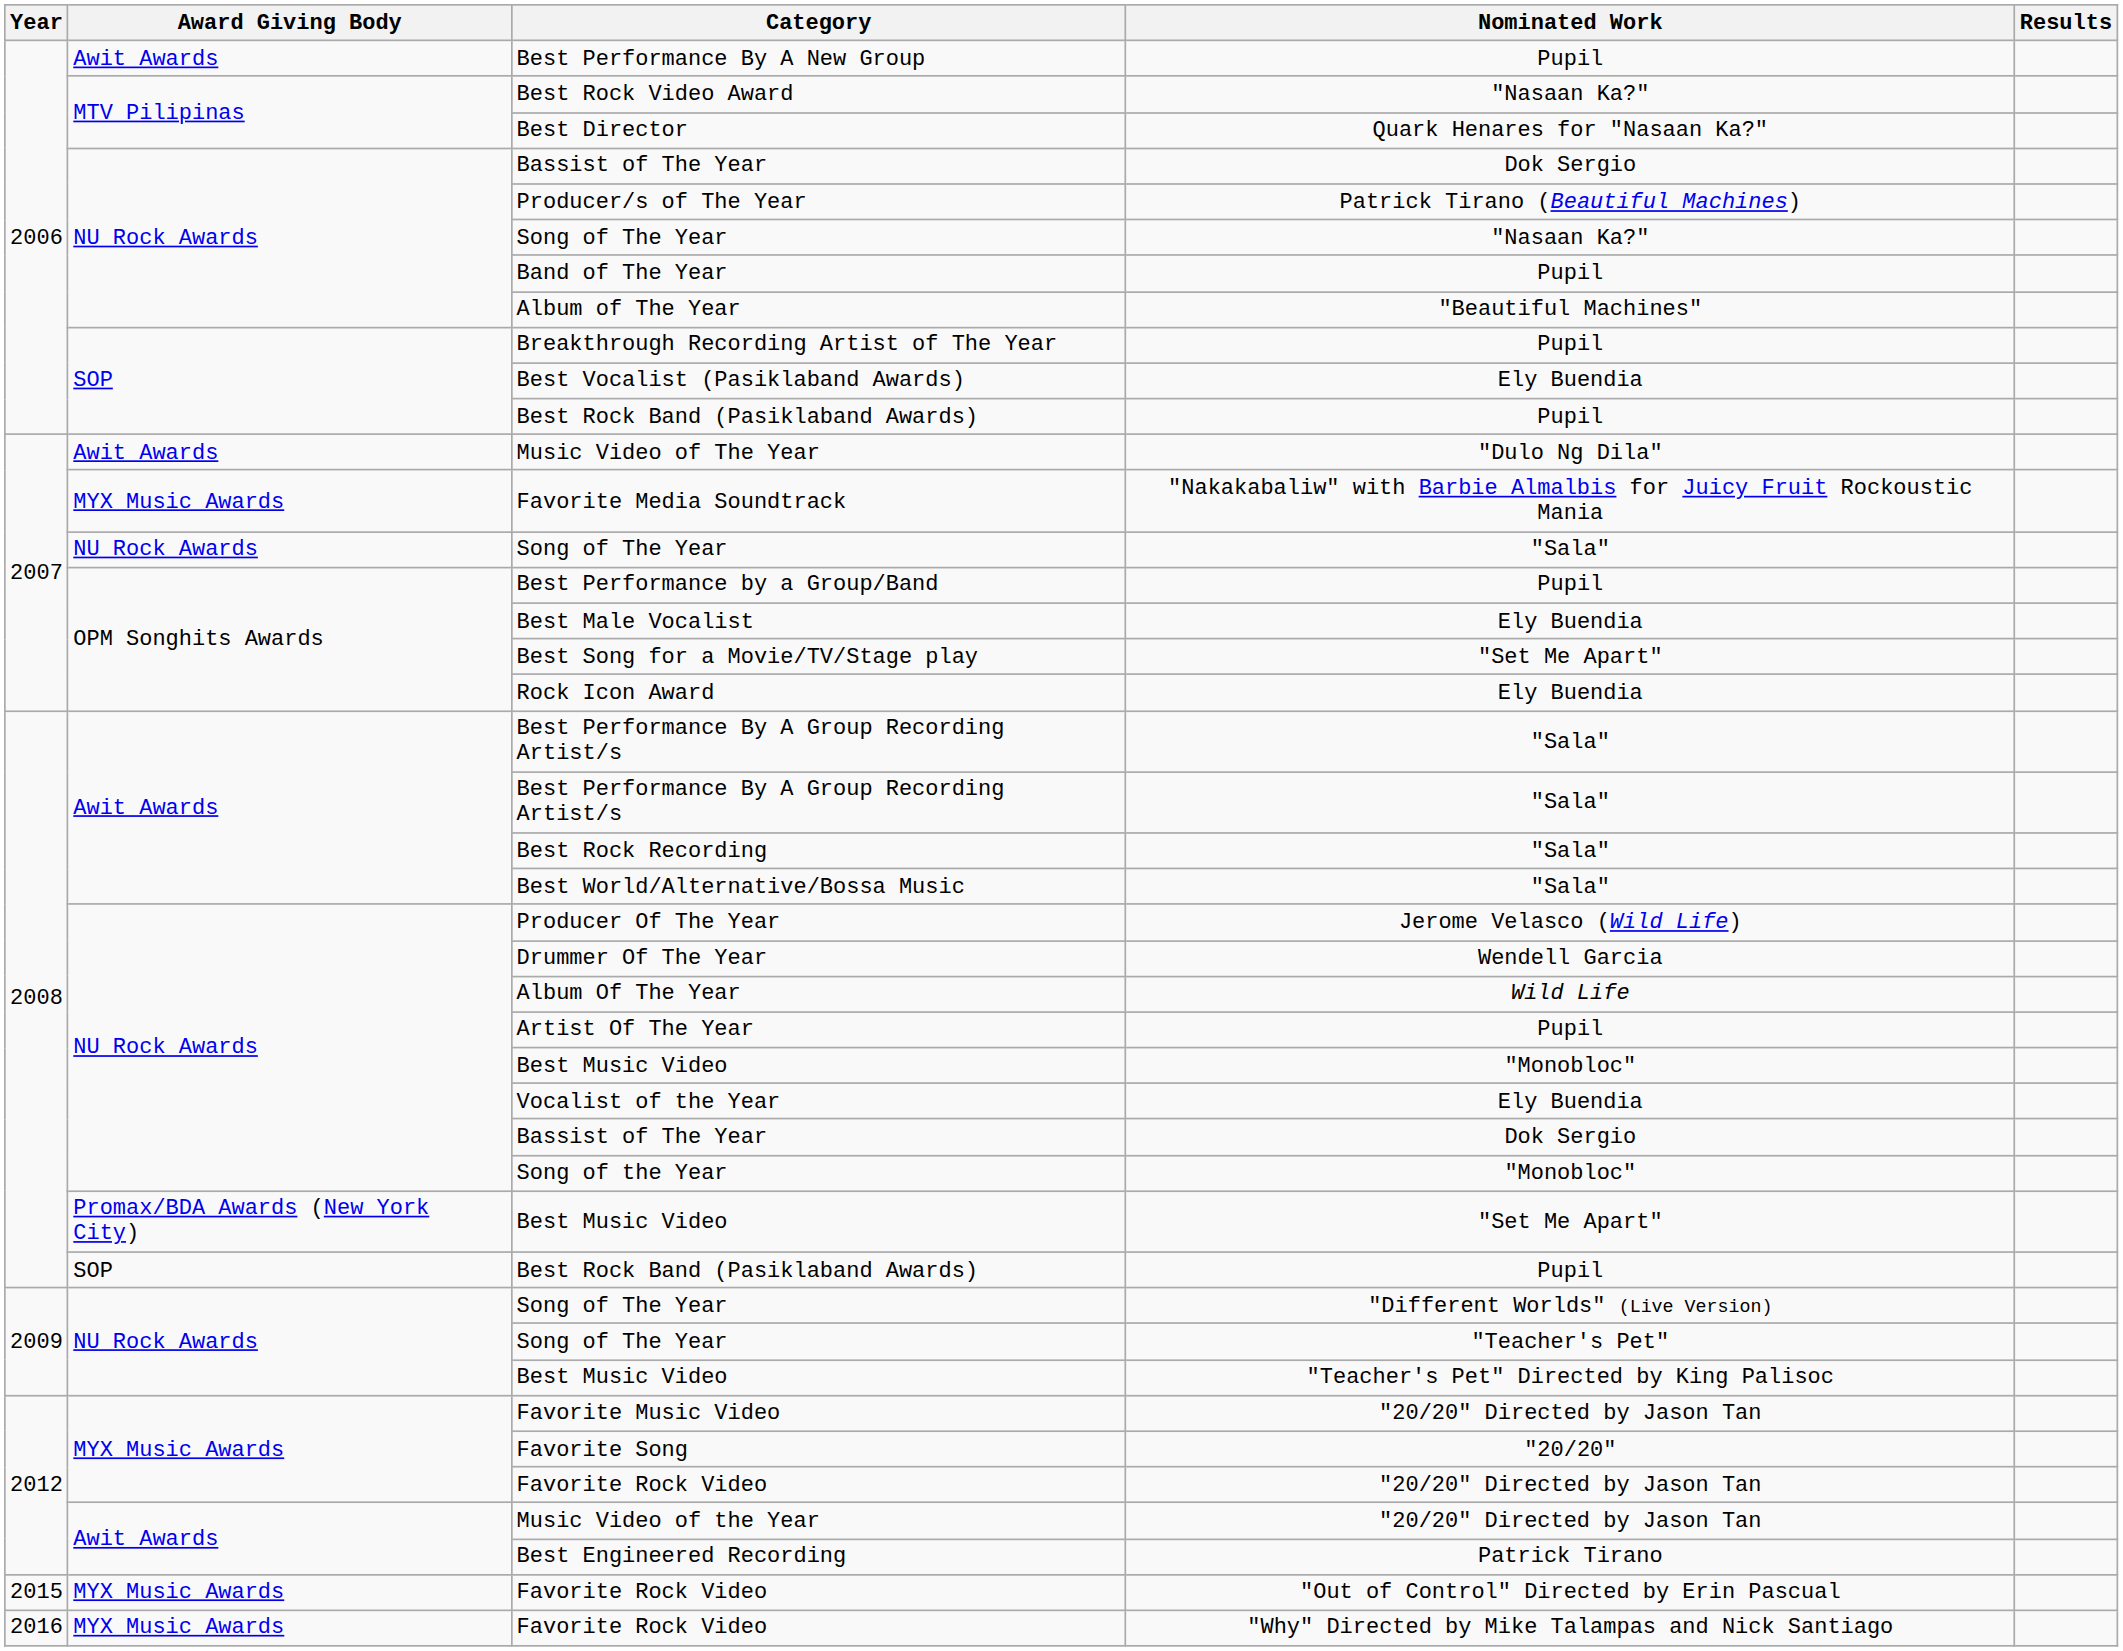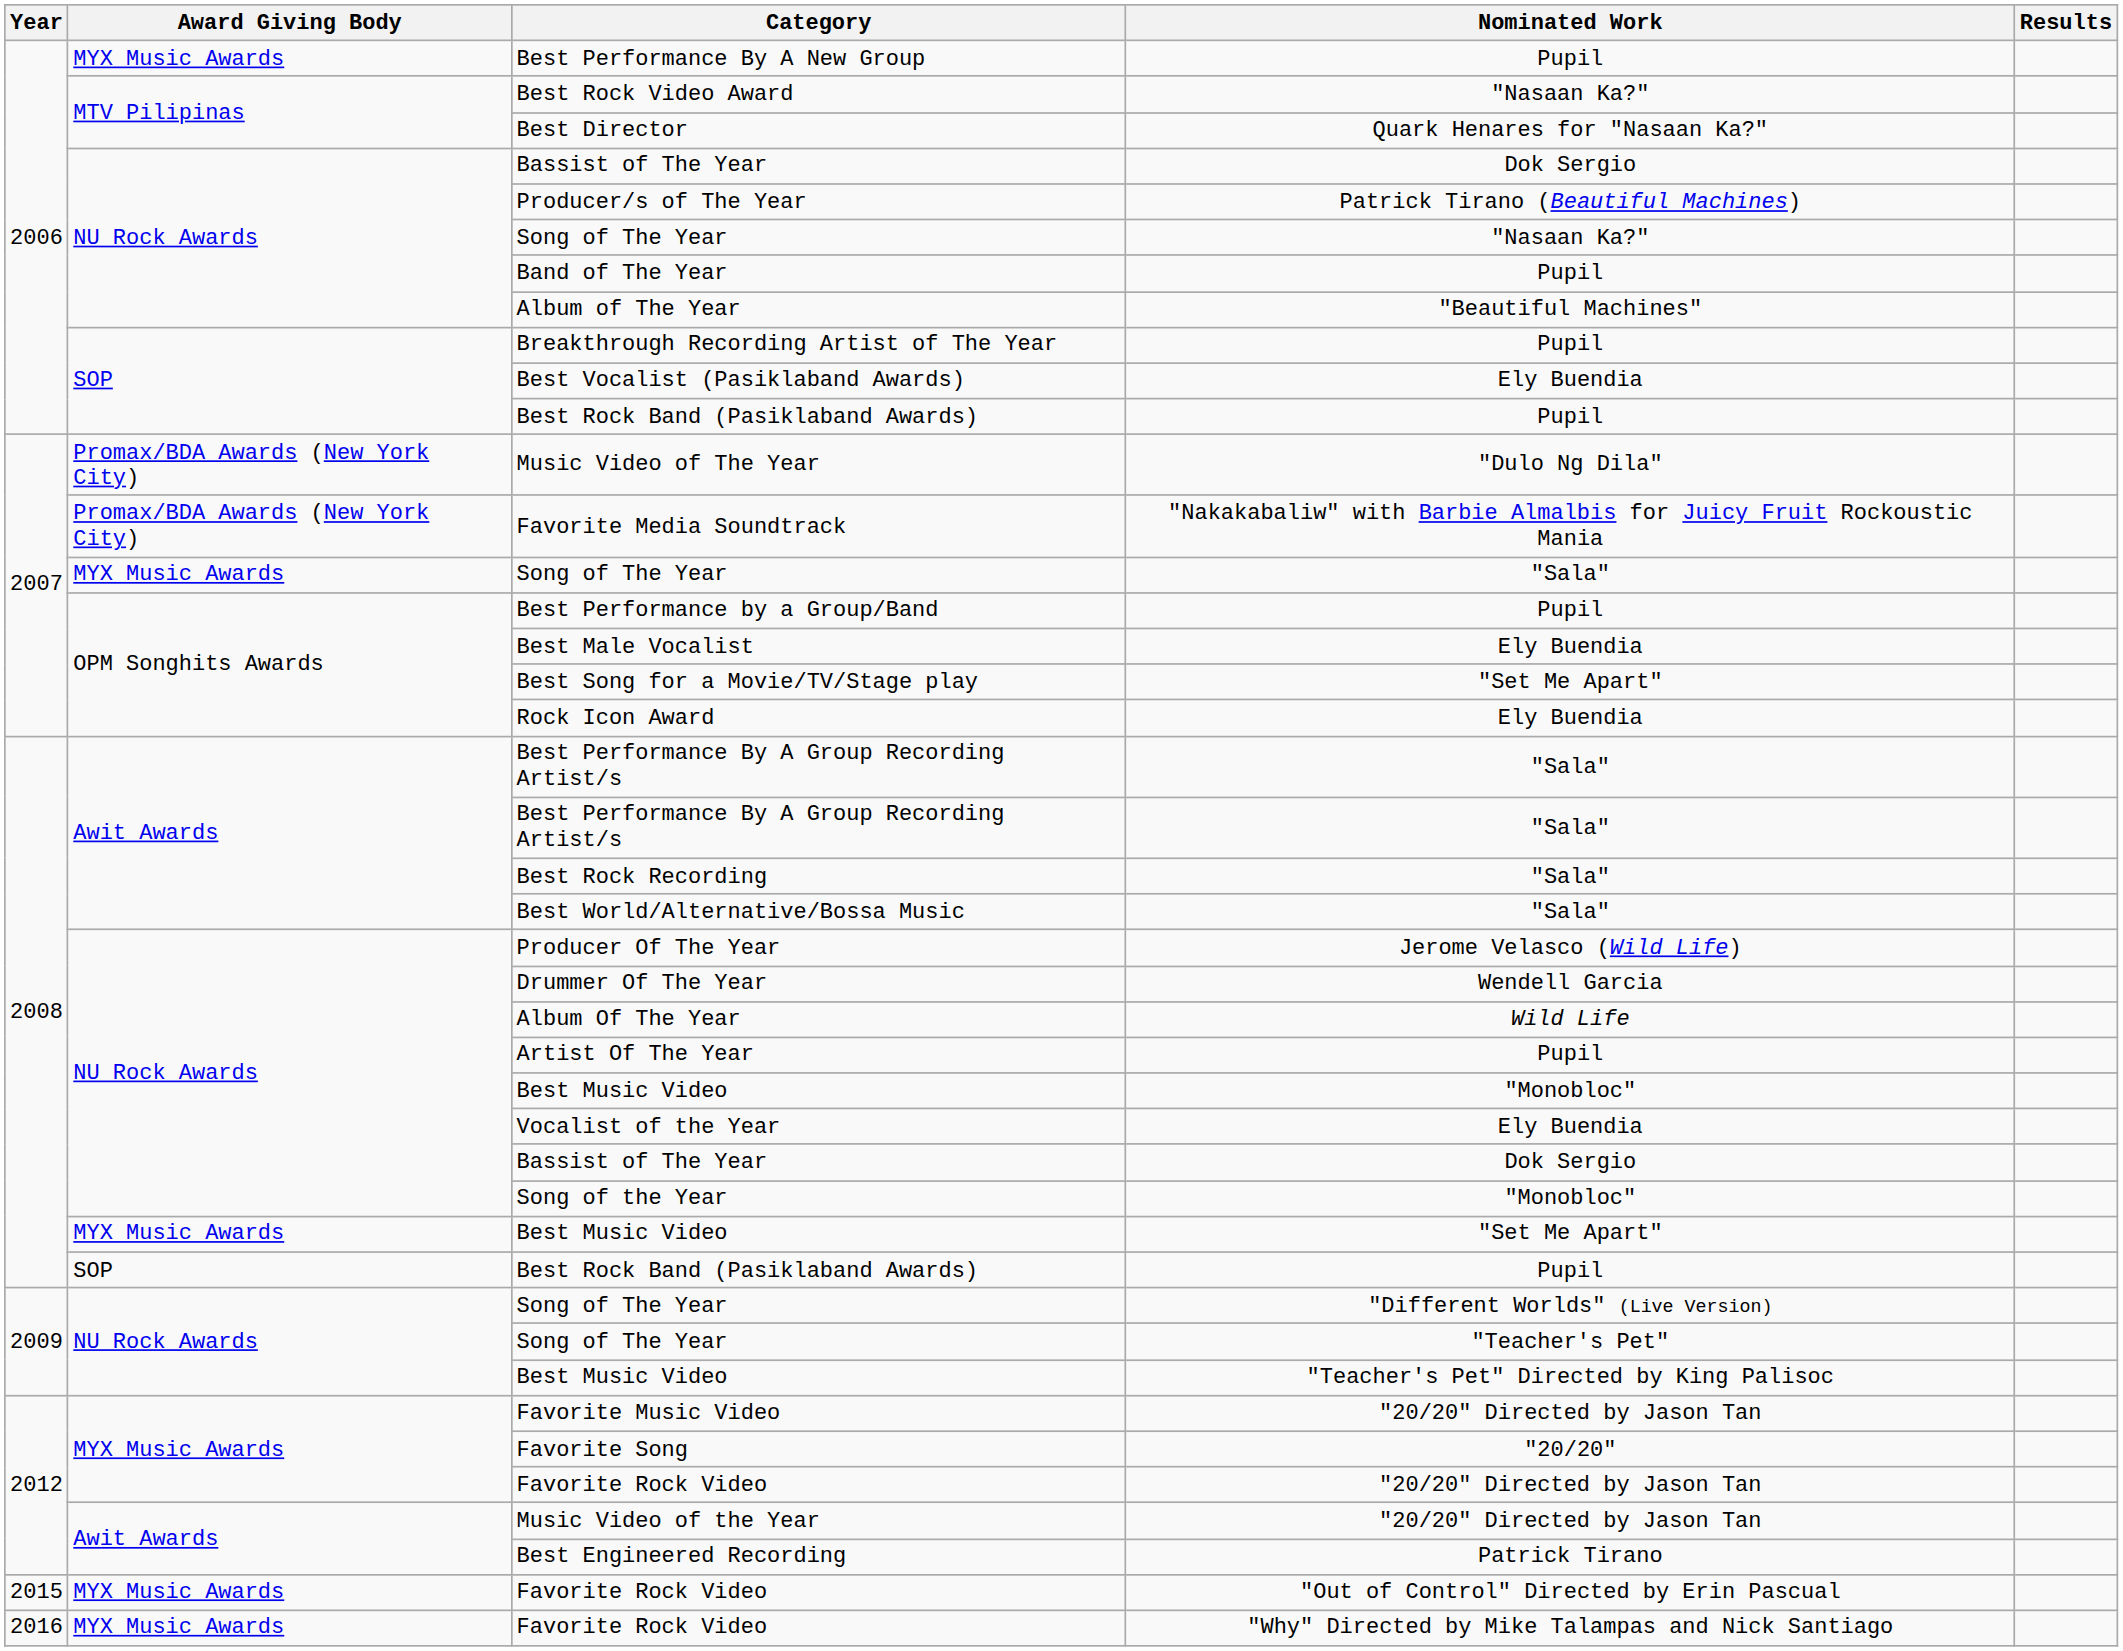(146, 59) Awit Awards -> (179, 59) MYX Music Awards
(146, 452) Awit Awards -> (251, 465) Promax/BDA Awards (New York City)
(179, 501) MYX Music Awards -> (251, 526) Promax/BDA Awards (New York City)
(166, 549) NU Rock Awards -> (179, 575) MYX Music Awards
(251, 1221) Promax/BDA Awards (New York City) -> (179, 1234) MYX Music Awards
